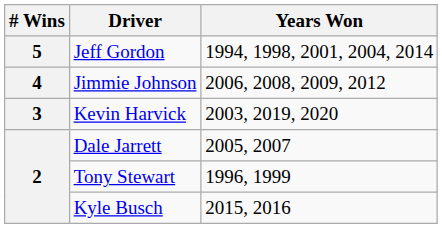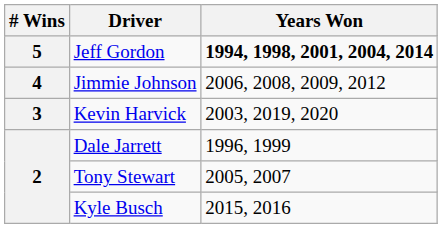(319, 51) normal -> (319, 51) bold
(248, 145) 2005, 2007 -> (248, 145) 1996, 1999
(248, 176) 1996, 1999 -> (248, 176) 2005, 2007
